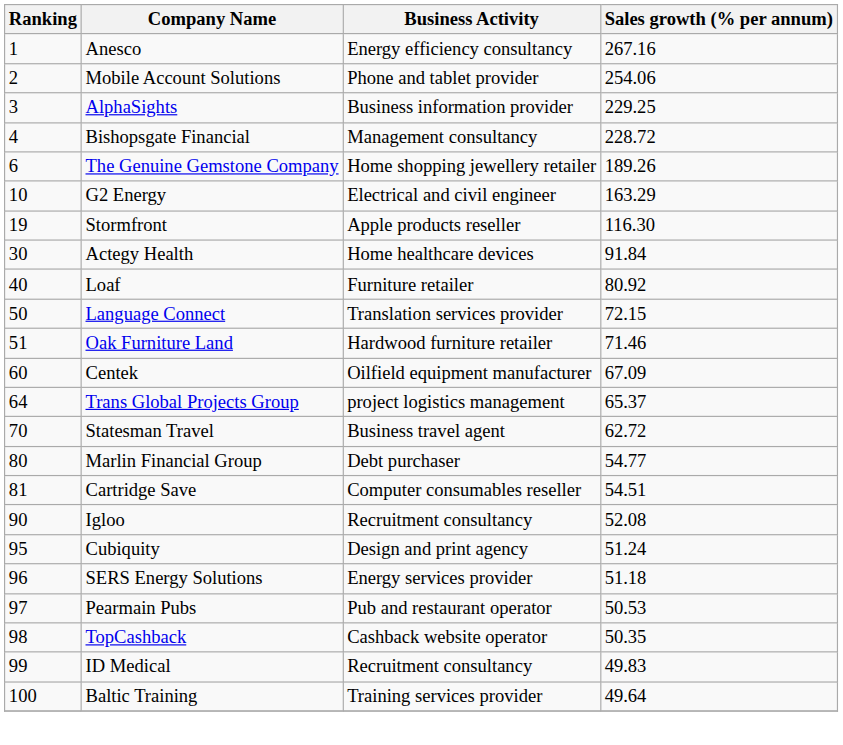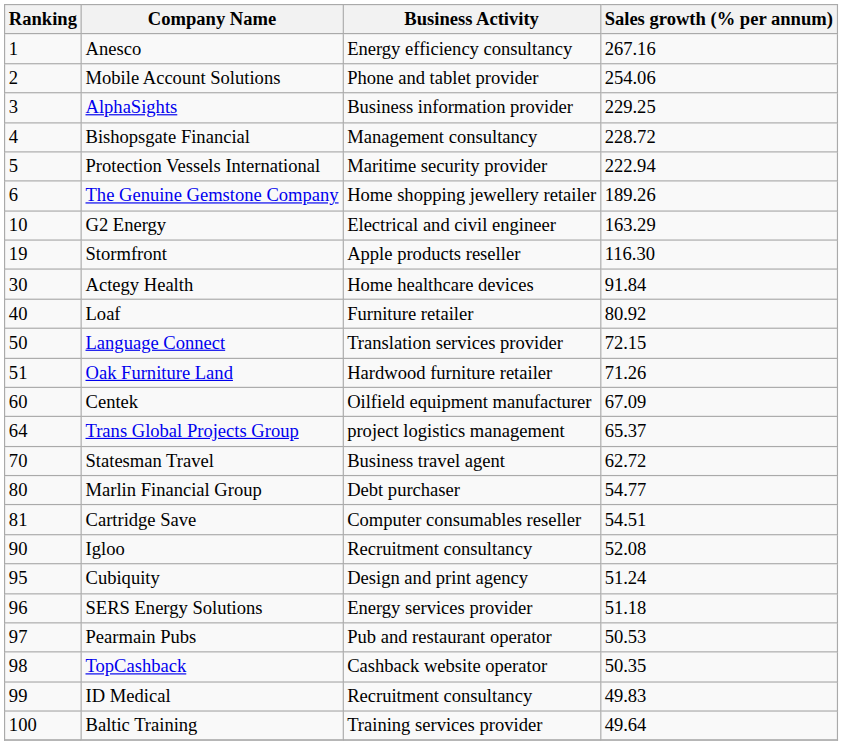+ row: (203, 166)
(626, 343) 71.46 -> (626, 372) 71.26
